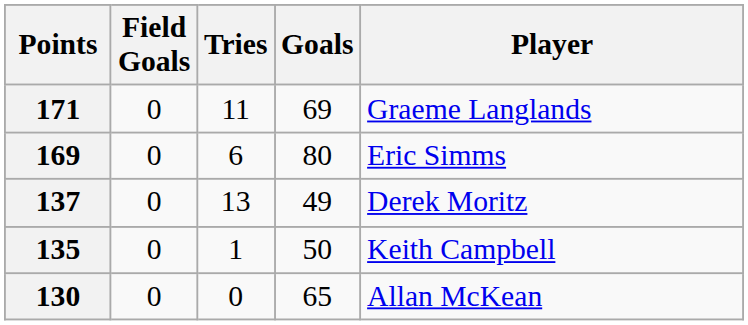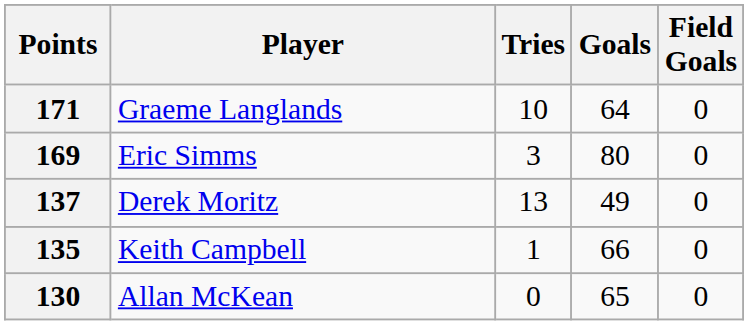columns swapped: (552, 44) <-> (154, 44)
(236, 108) 11 -> (533, 108) 10
(317, 108) 69 -> (615, 108) 64
(236, 155) 6 -> (533, 155) 3
(317, 249) 50 -> (615, 249) 66
